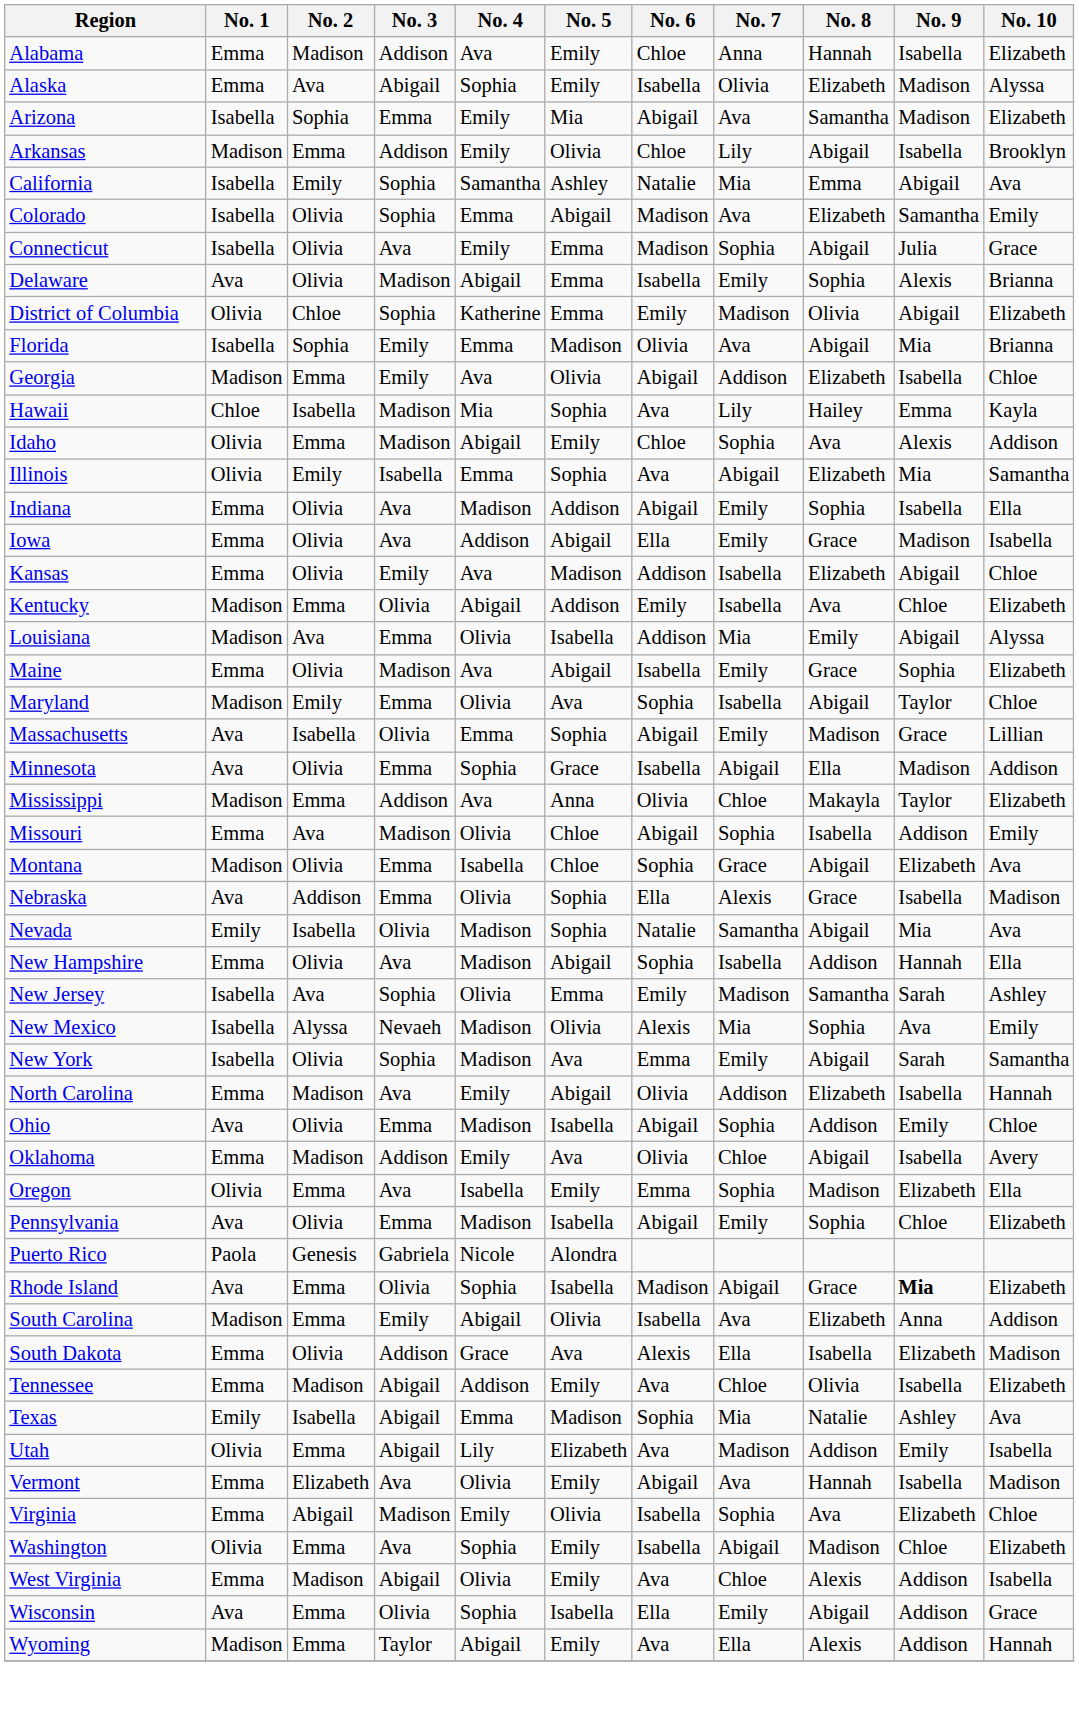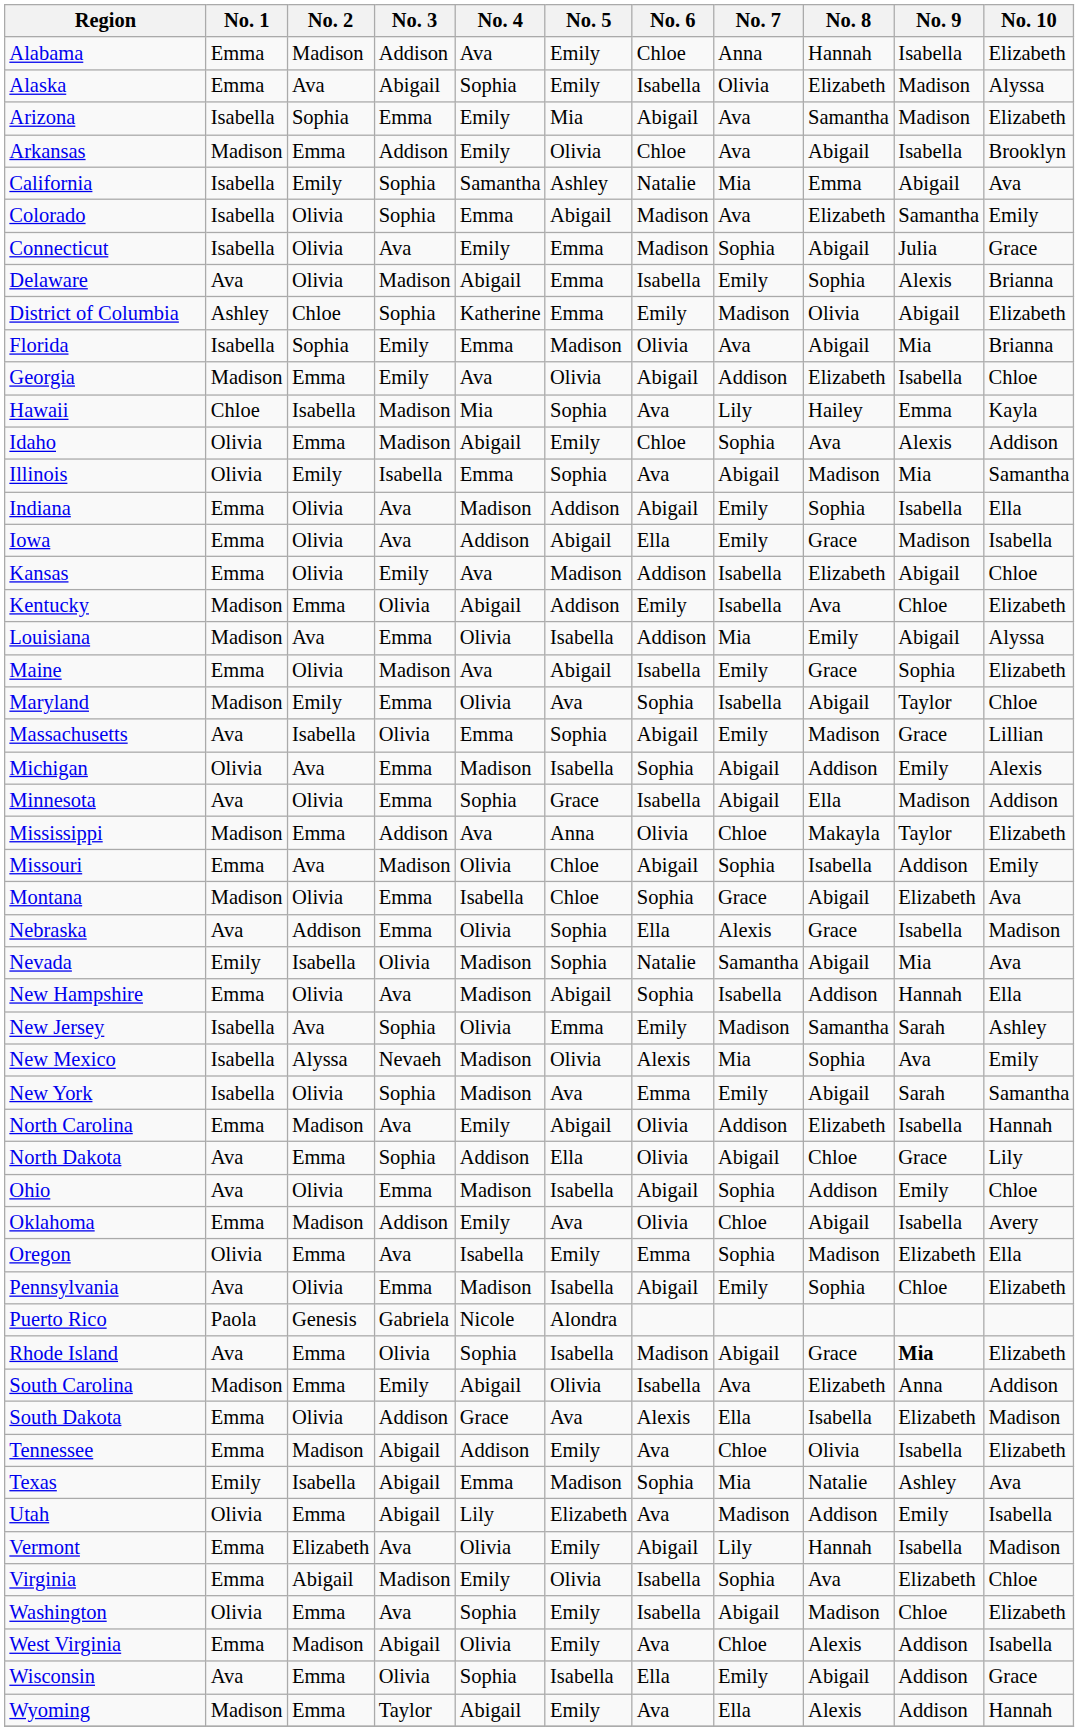(735, 150) Lily -> (734, 150) Ava
(236, 313) Olivia -> (240, 313) Ashley
(847, 475) Elizabeth -> (844, 475) Madison
+ row: (49, 767)
+ row: (65, 1157)
(734, 1482) Ava -> (735, 1547) Lily
